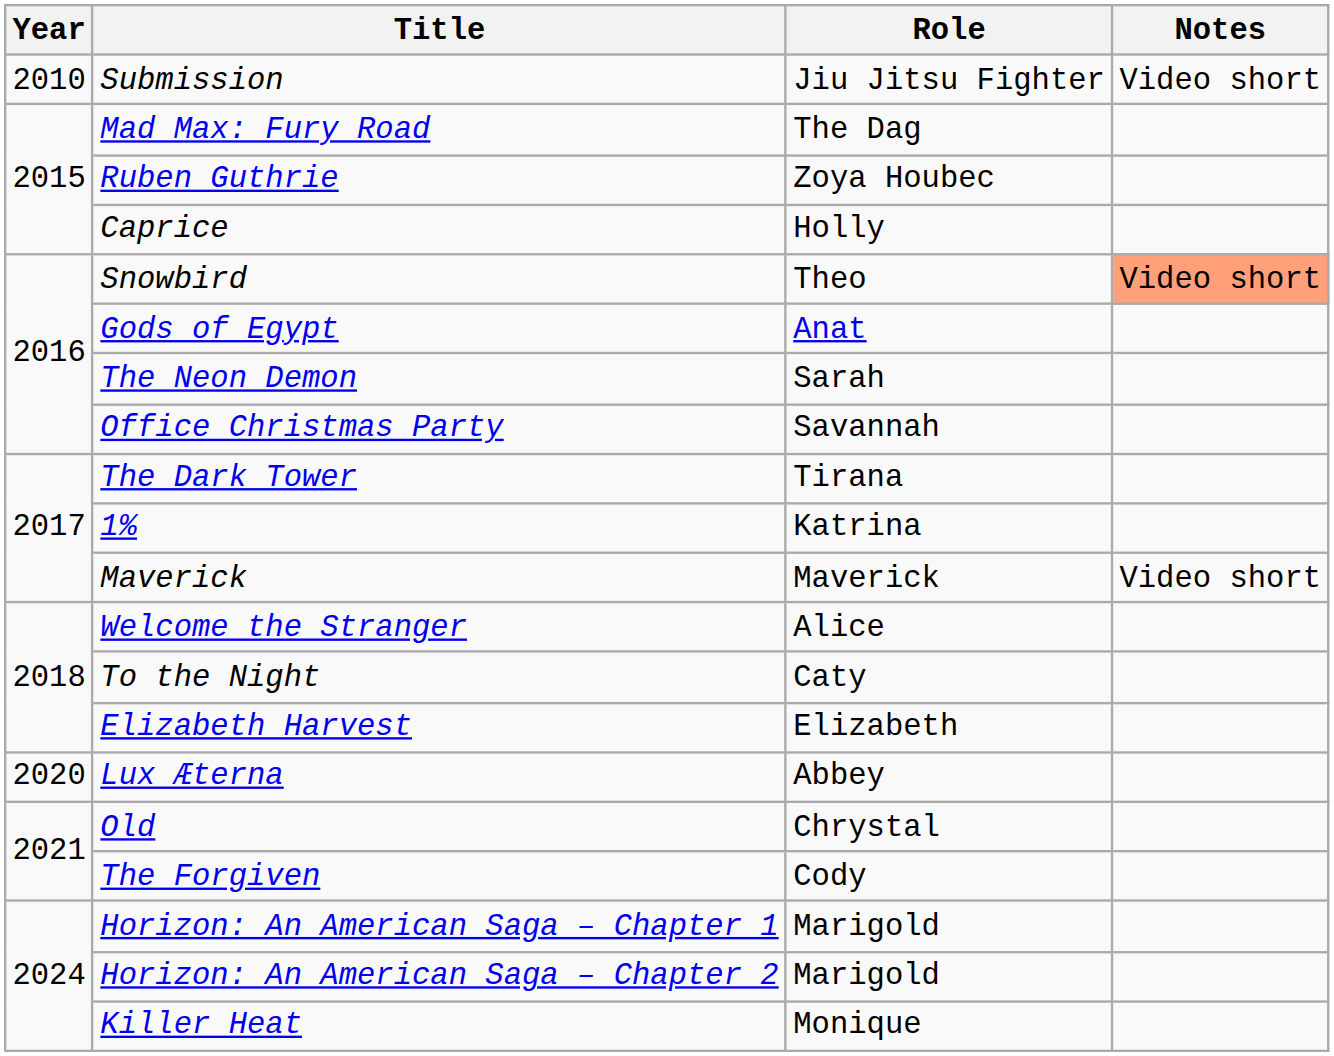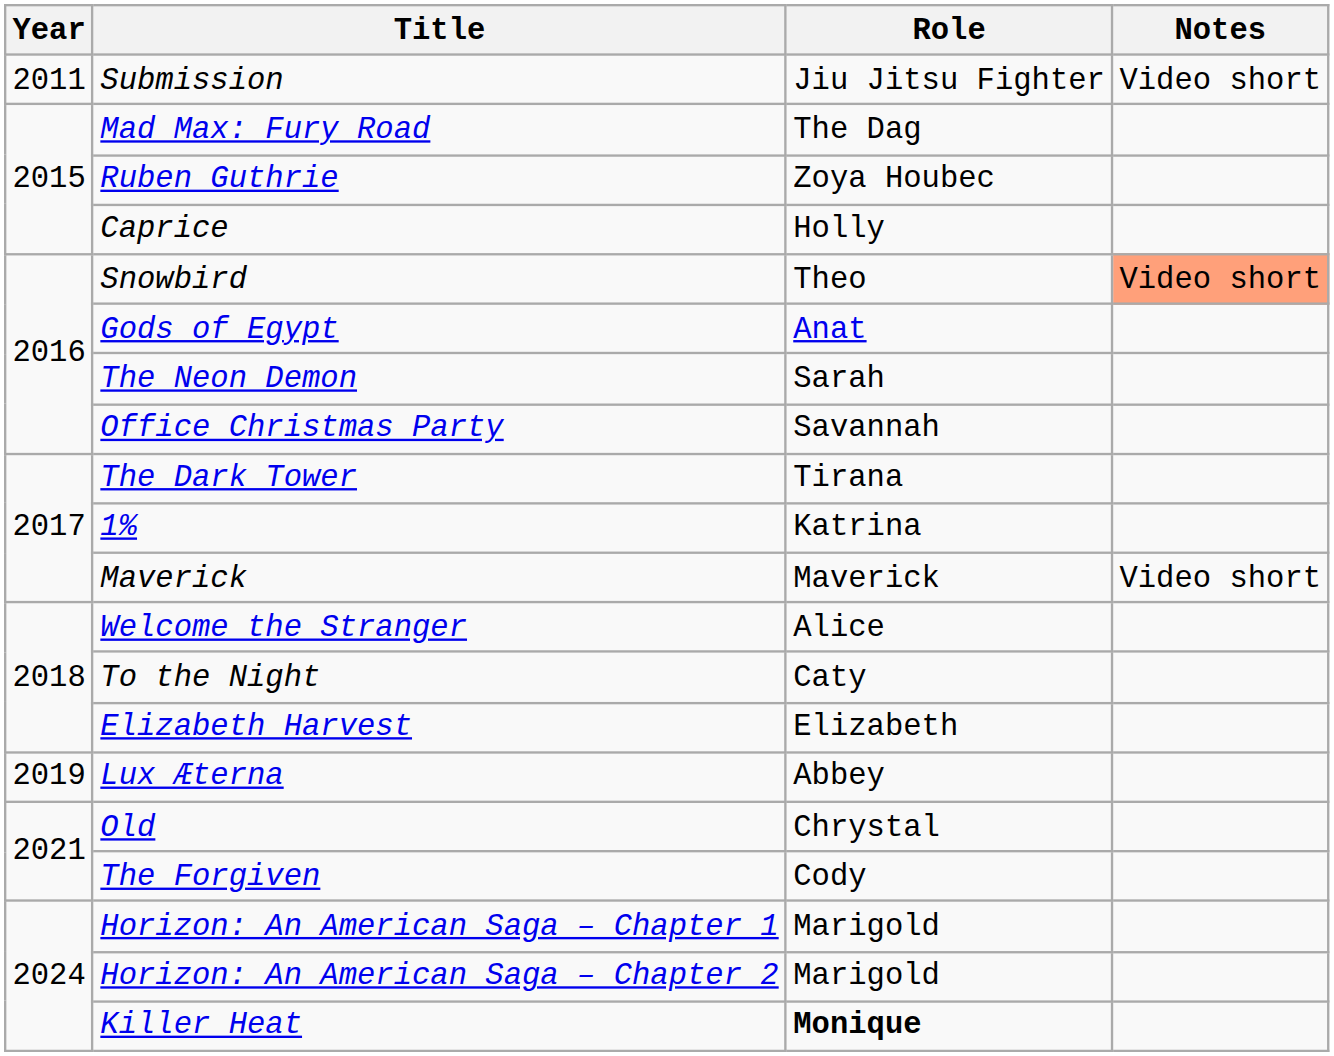(49, 80) 2010 -> (49, 80) 2011
(49, 777) 2020 -> (49, 777) 2019
(857, 1026) normal -> (857, 1026) bold
